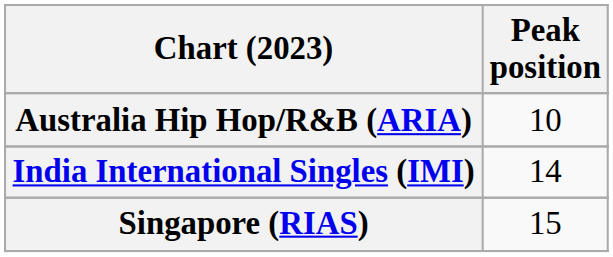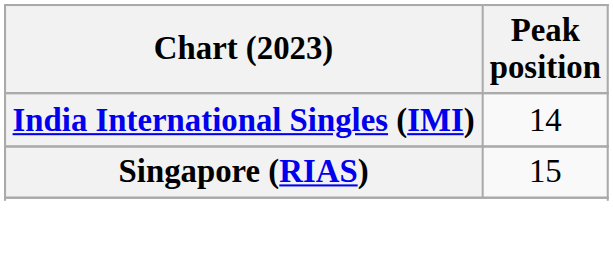- row: (244, 119)
